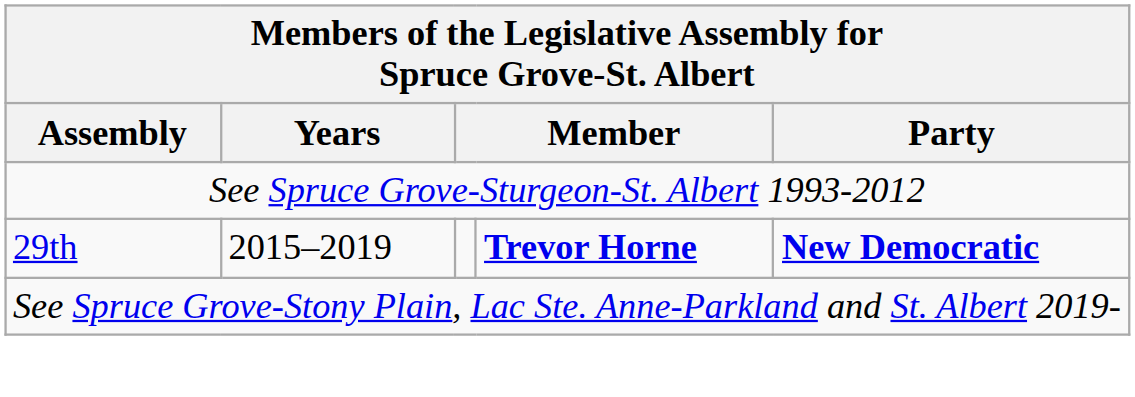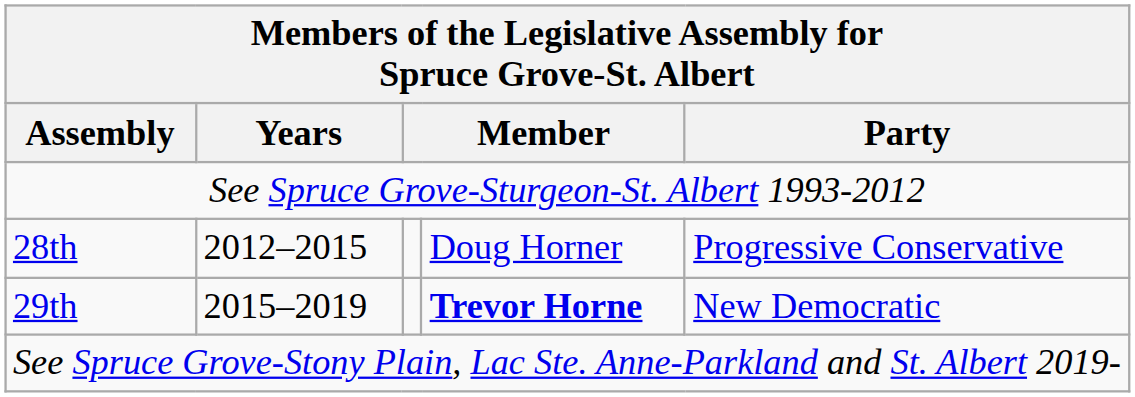+ row: (45, 247)
(911, 247) bold -> (817, 304) normal
